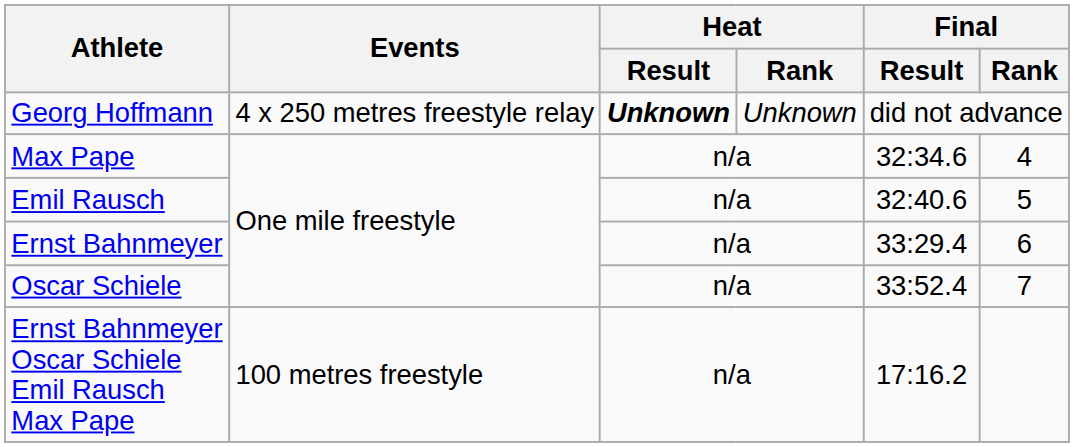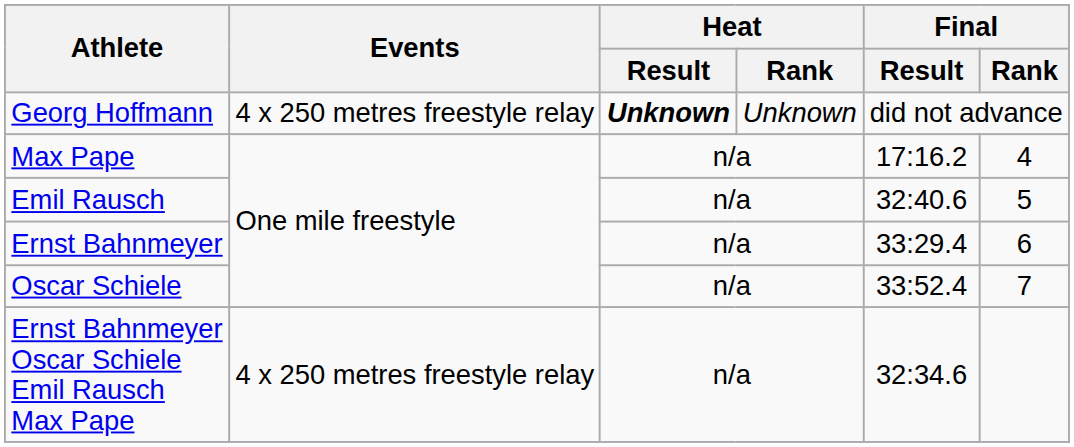(922, 157) 32:34.6 -> (922, 157) 17:16.2
(359, 375) 100 metres freestyle -> (415, 375) 4 x 250 metres freestyle relay
(922, 375) 17:16.2 -> (922, 375) 32:34.6
